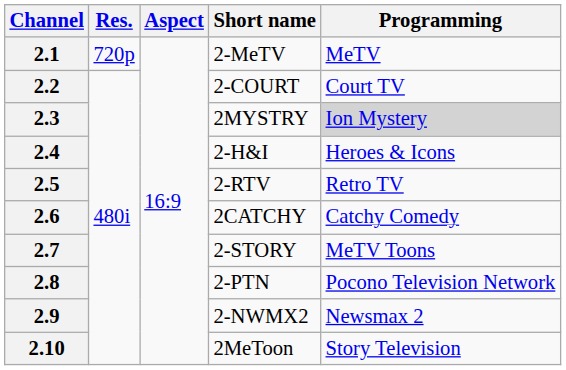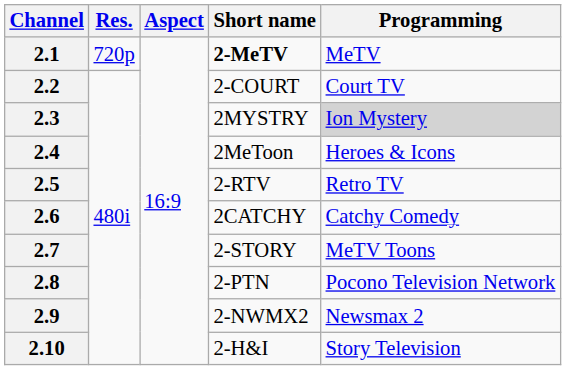(250, 53) normal -> (251, 53) bold
(241, 151) 2-H&I -> (253, 151) 2MeToon
(253, 348) 2MeToon -> (241, 348) 2-H&I
